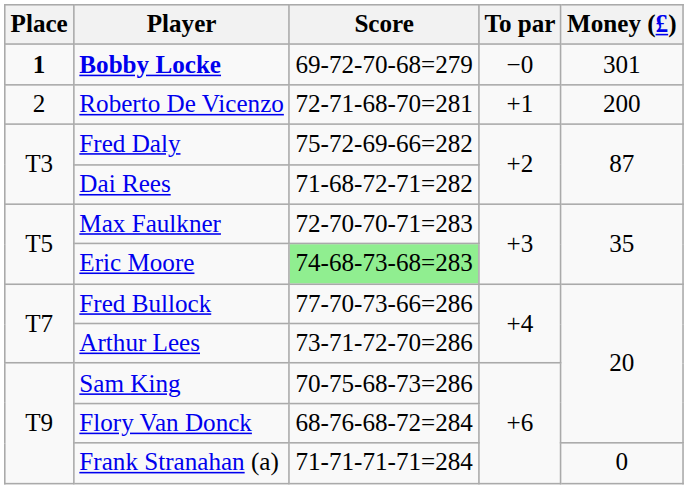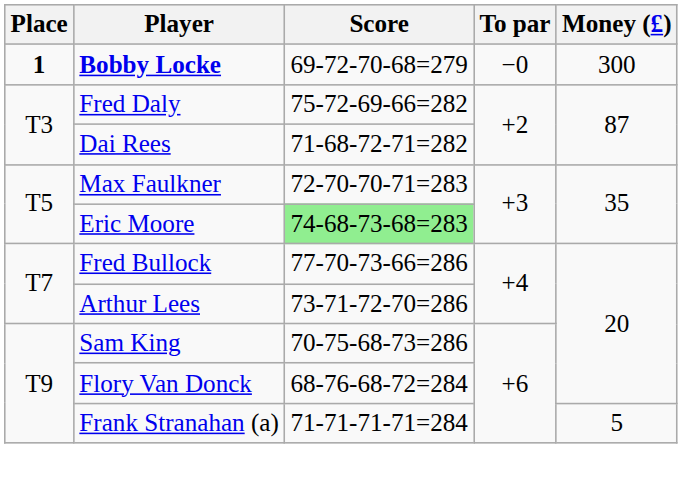(622, 64) 301 -> (617, 64) 300
- row: (182, 104)
(622, 462) 0 -> (617, 422) 5
